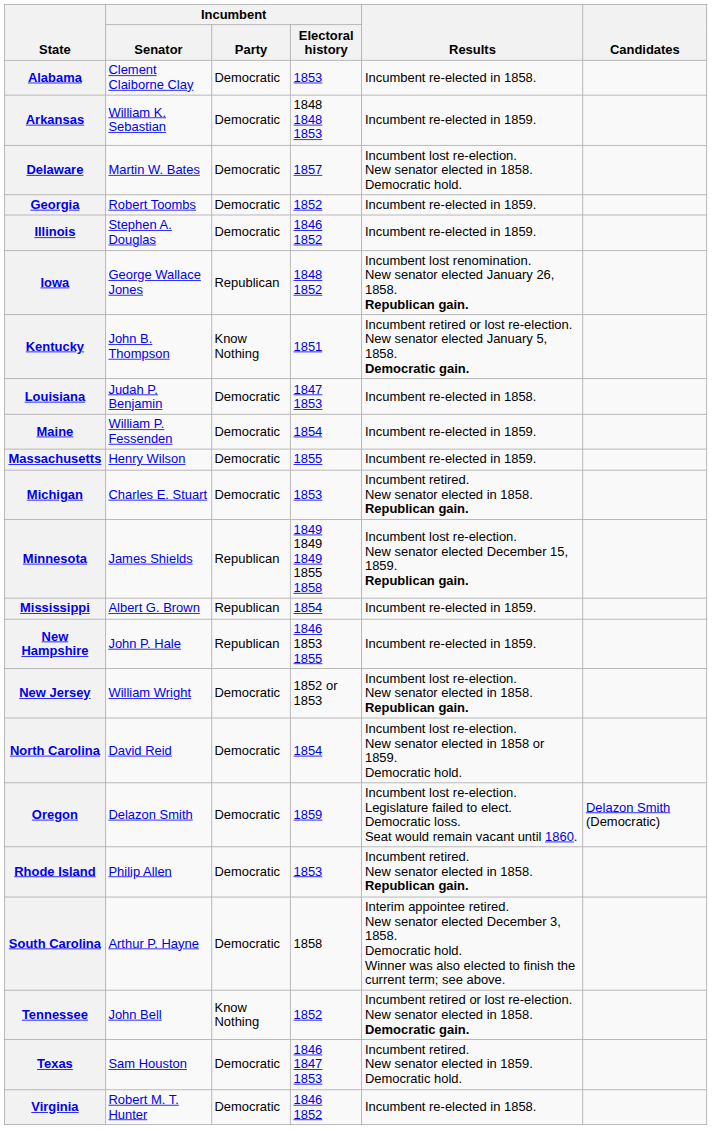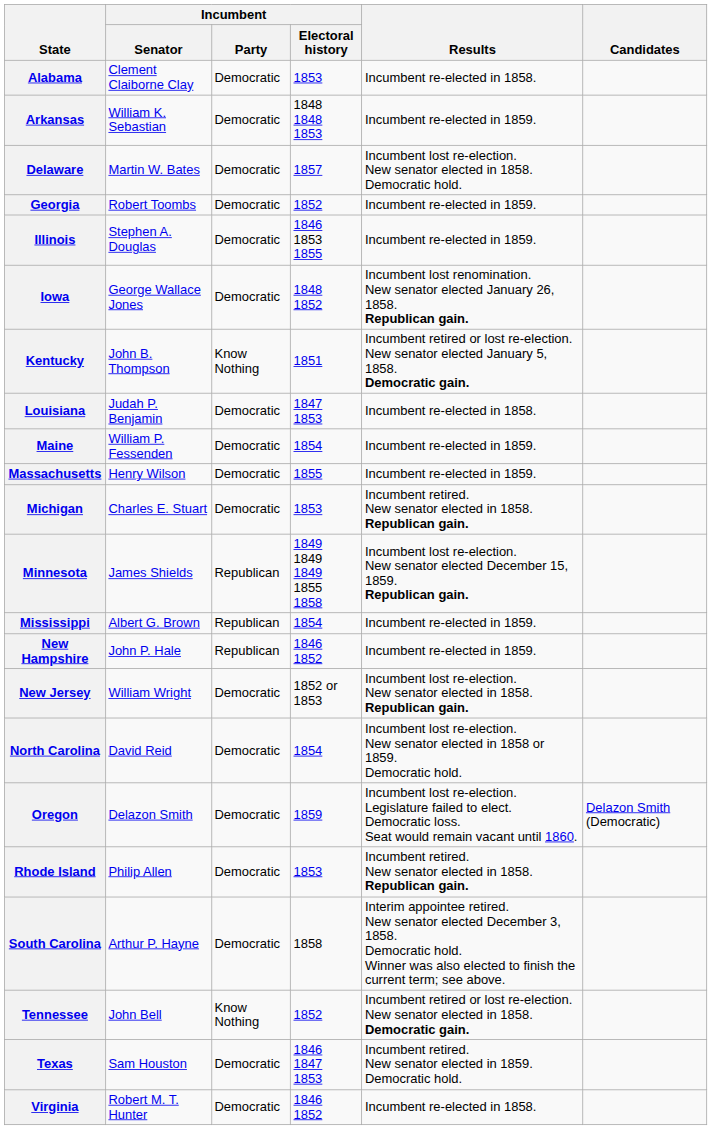(308, 232) 1846 1852 -> (308, 240) 1846 1853 1855
(247, 282) Republican -> (247, 297) Democratic
(308, 643) 1846 1853 1855 -> (308, 651) 1846 1852
